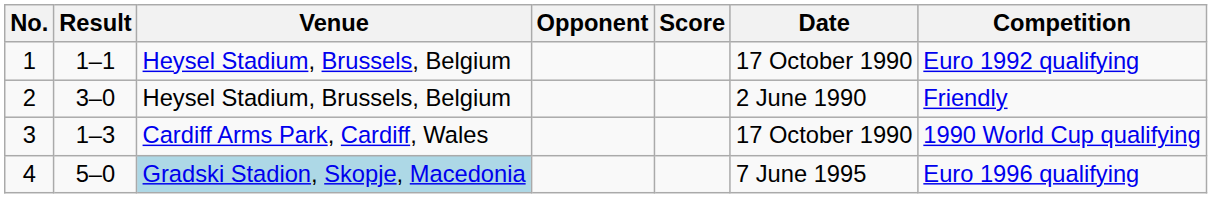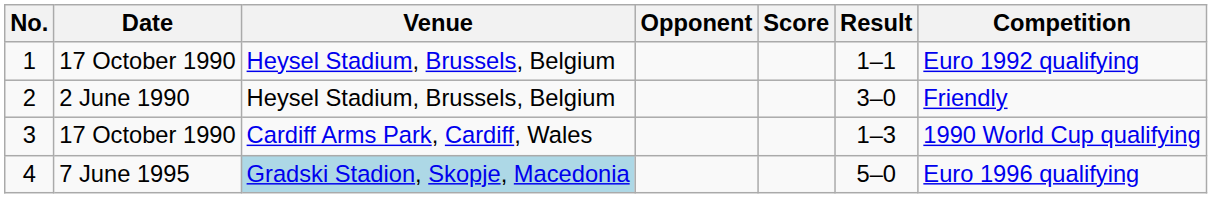columns swapped: (824, 23) <-> (95, 23)
